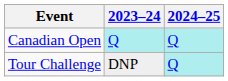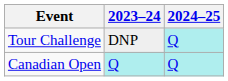rows swapped: (54, 64) <-> (55, 40)
